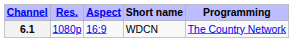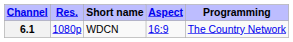columns swapped: (104, 12) <-> (154, 12)
